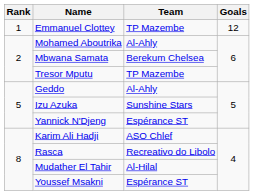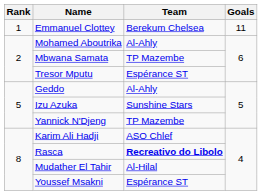(155, 27) TP Mazembe -> (165, 27) Berekum Chelsea
(233, 27) 12 -> (241, 27) 11
(165, 58) Berekum Chelsea -> (155, 58) TP Mazembe
(155, 74) TP Mazembe -> (157, 74) Espérance ST
(157, 120) Espérance ST -> (155, 120) TP Mazembe
(171, 151) normal -> (174, 151) bold
